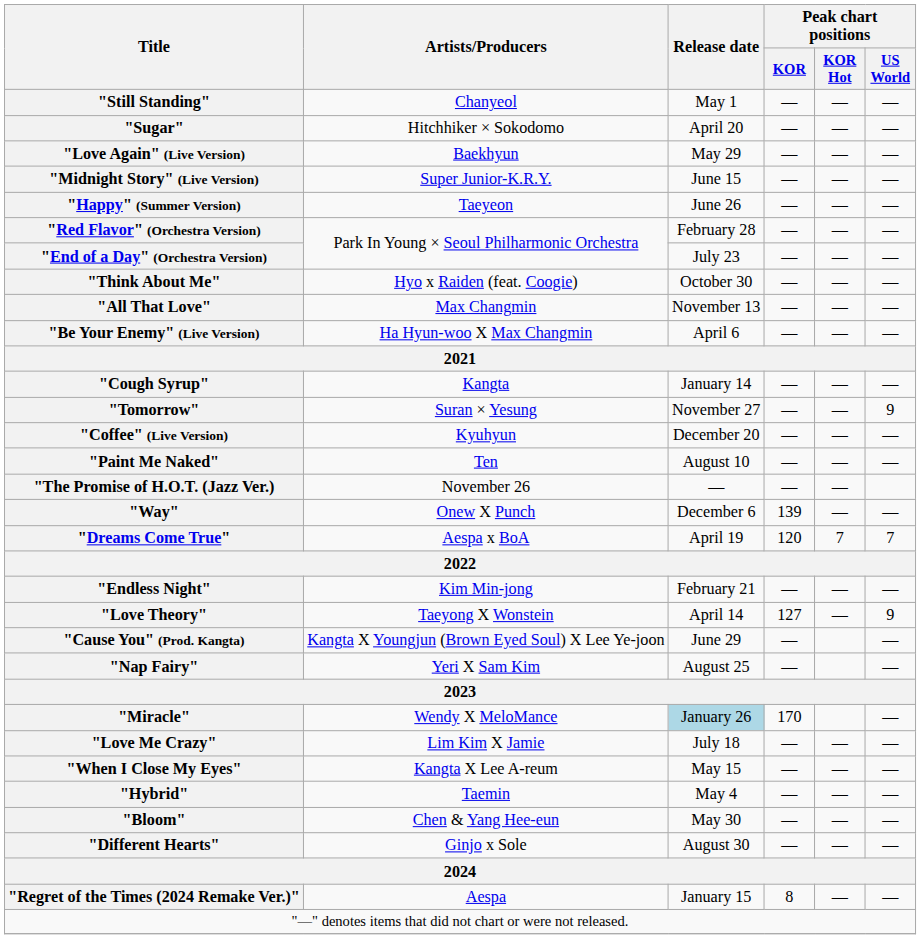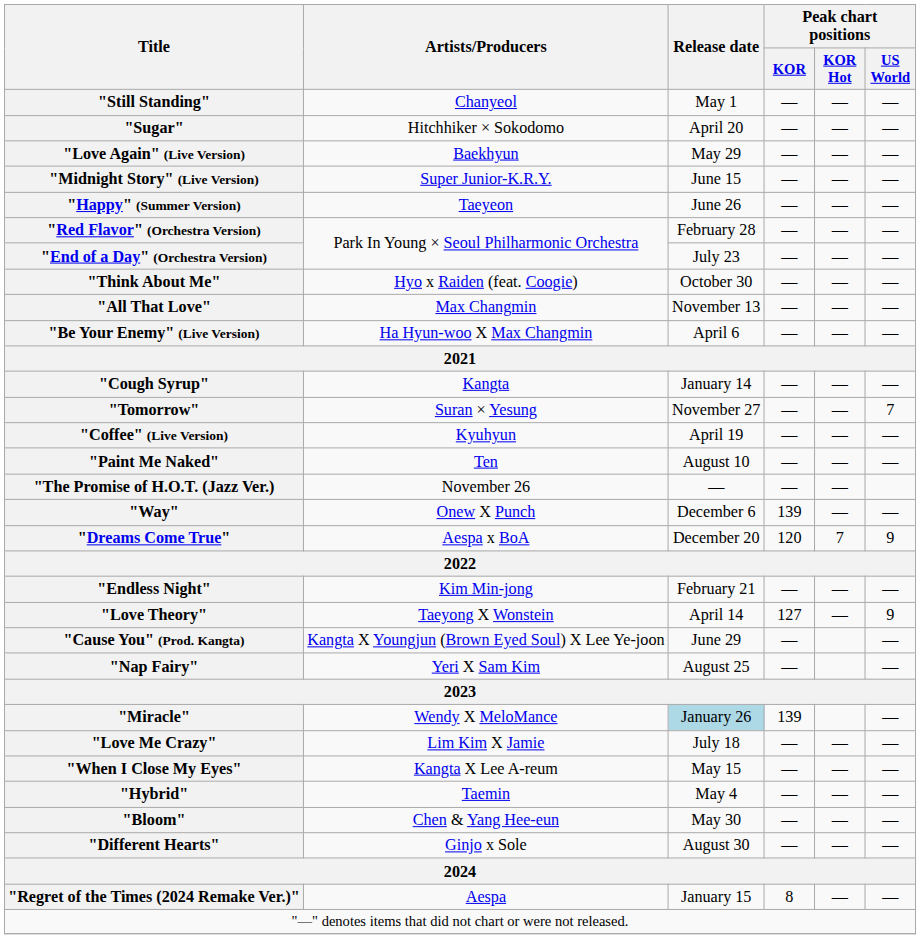(890, 409) 9 -> (890, 409) 7
(716, 435) December 20 -> (716, 435) April 19
(716, 537) April 19 -> (716, 537) December 20
(890, 537) 7 -> (890, 537) 9
(789, 717) 170 -> (789, 717) 139
